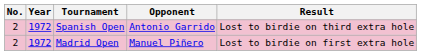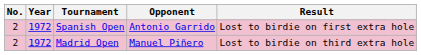(317, 28) Lost to birdie on third extra hole -> (317, 28) Lost to birdie on first extra hole
(317, 43) Lost to birdie on first extra hole -> (317, 43) Lost to birdie on third extra hole
